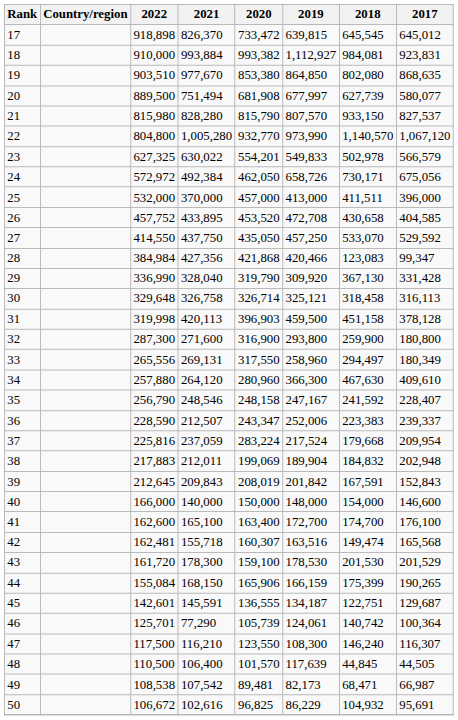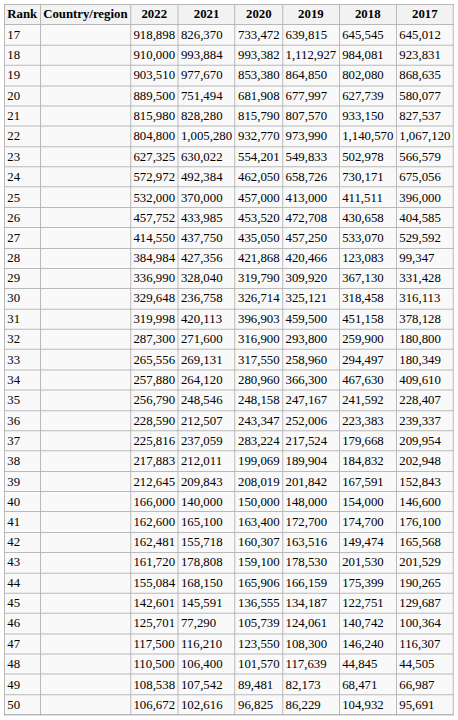(202, 217) 433,895 -> (202, 217) 433,985
(202, 298) 326,758 -> (202, 298) 236,758
(202, 562) 178,300 -> (202, 562) 178,808
